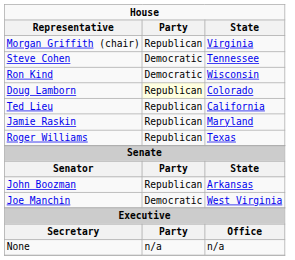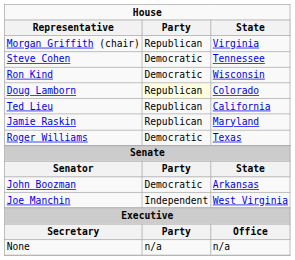(173, 138) Republican -> (173, 138) Democratic
(173, 185) Republican -> (173, 185) Democratic
(173, 200) Democratic -> (176, 200) Independent
